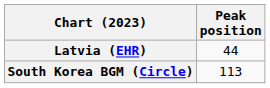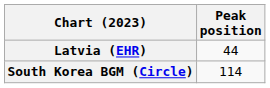(231, 72) 113 -> (231, 72) 114
